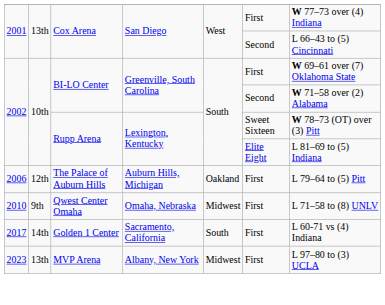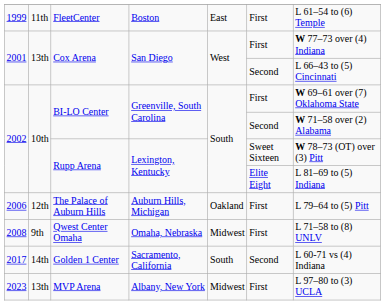+ row: (76, 17)
(17, 206) 2010 -> (17, 233) 2008
(254, 233) First -> (264, 259) Second
